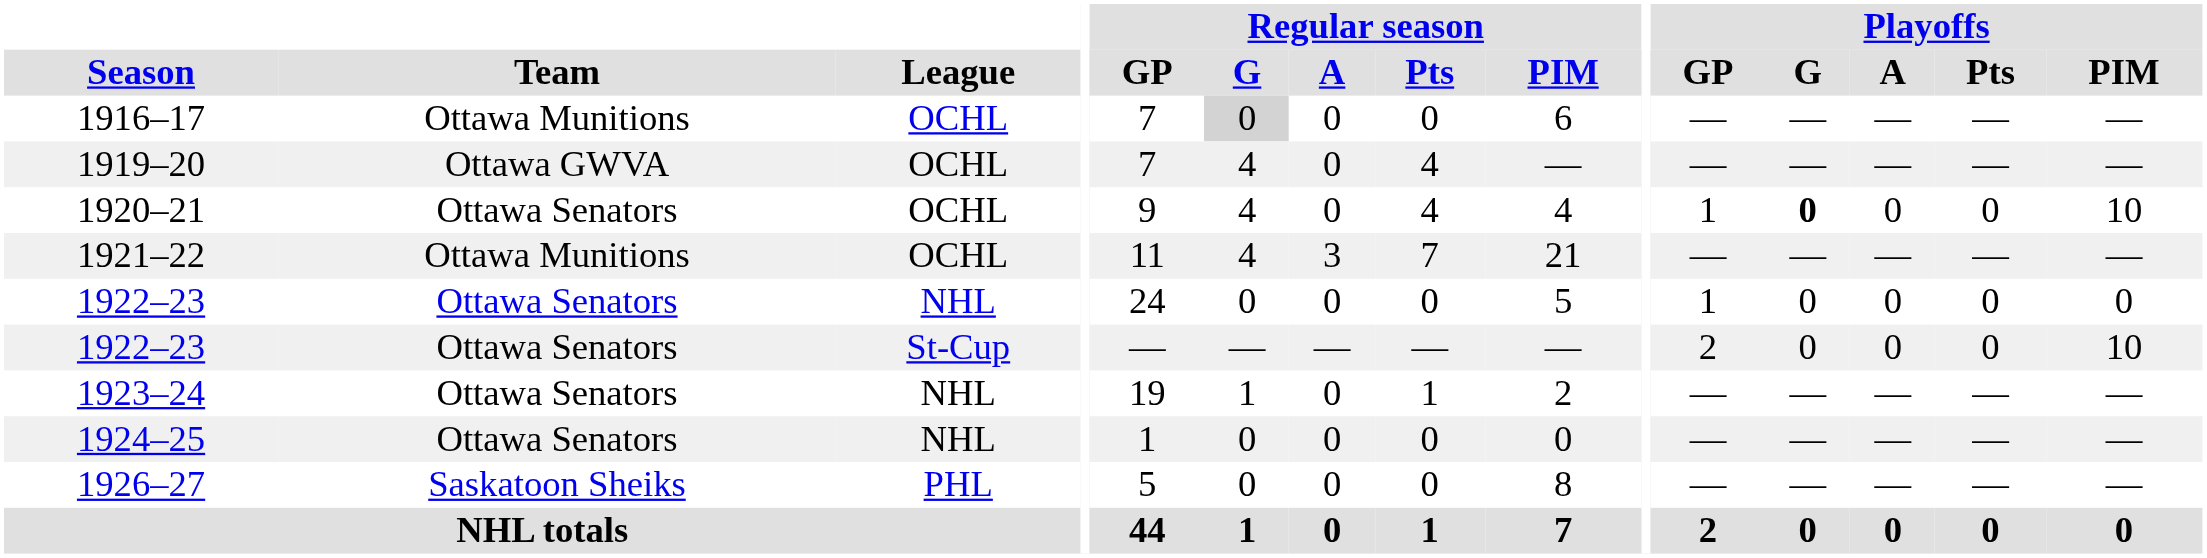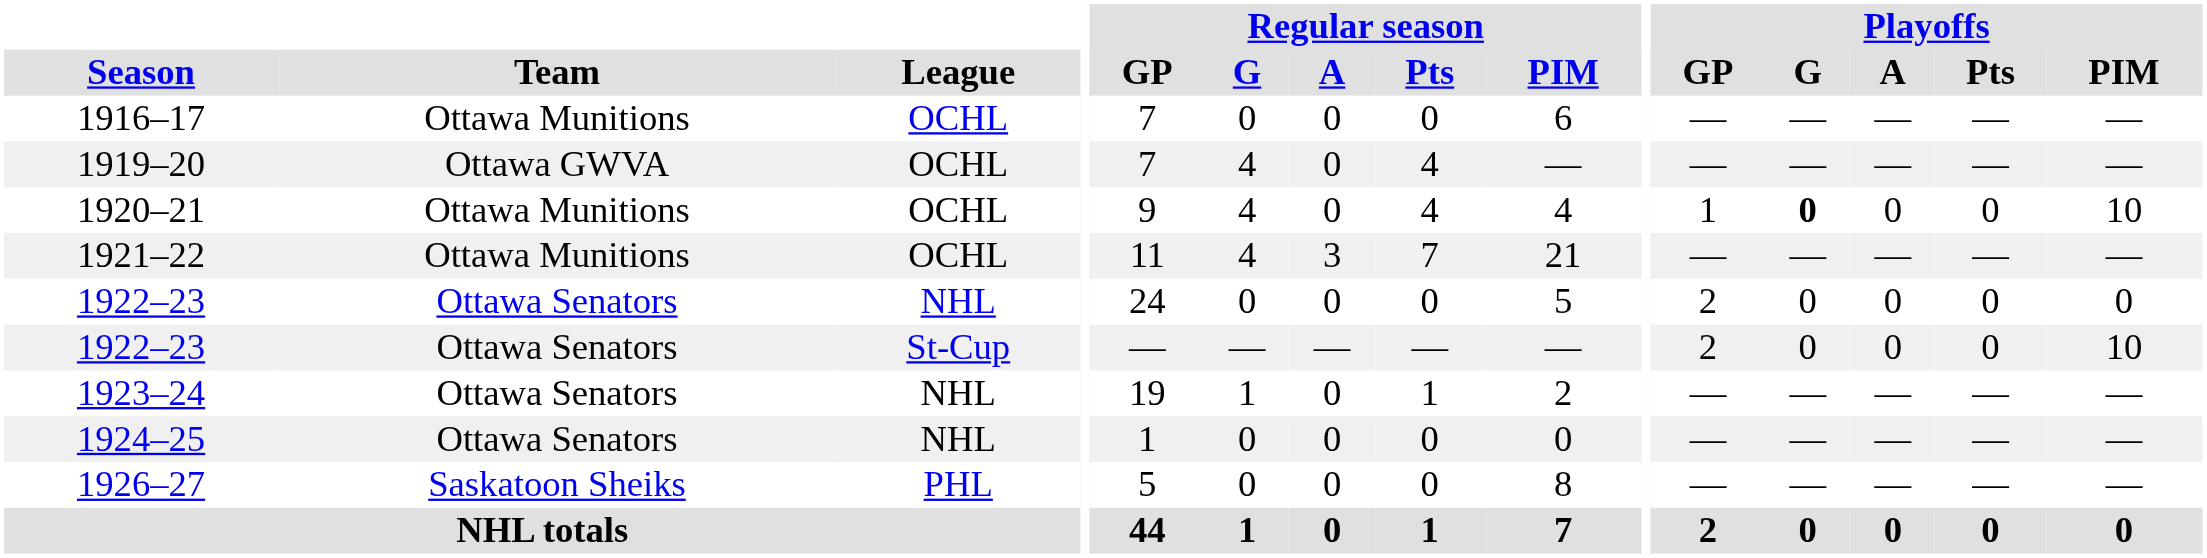(1247, 117) lightgrey background -> (1247, 117) no background
(557, 209) Ottawa Senators -> (557, 209) Ottawa Munitions
(1708, 301) 1 -> (1708, 301) 2
